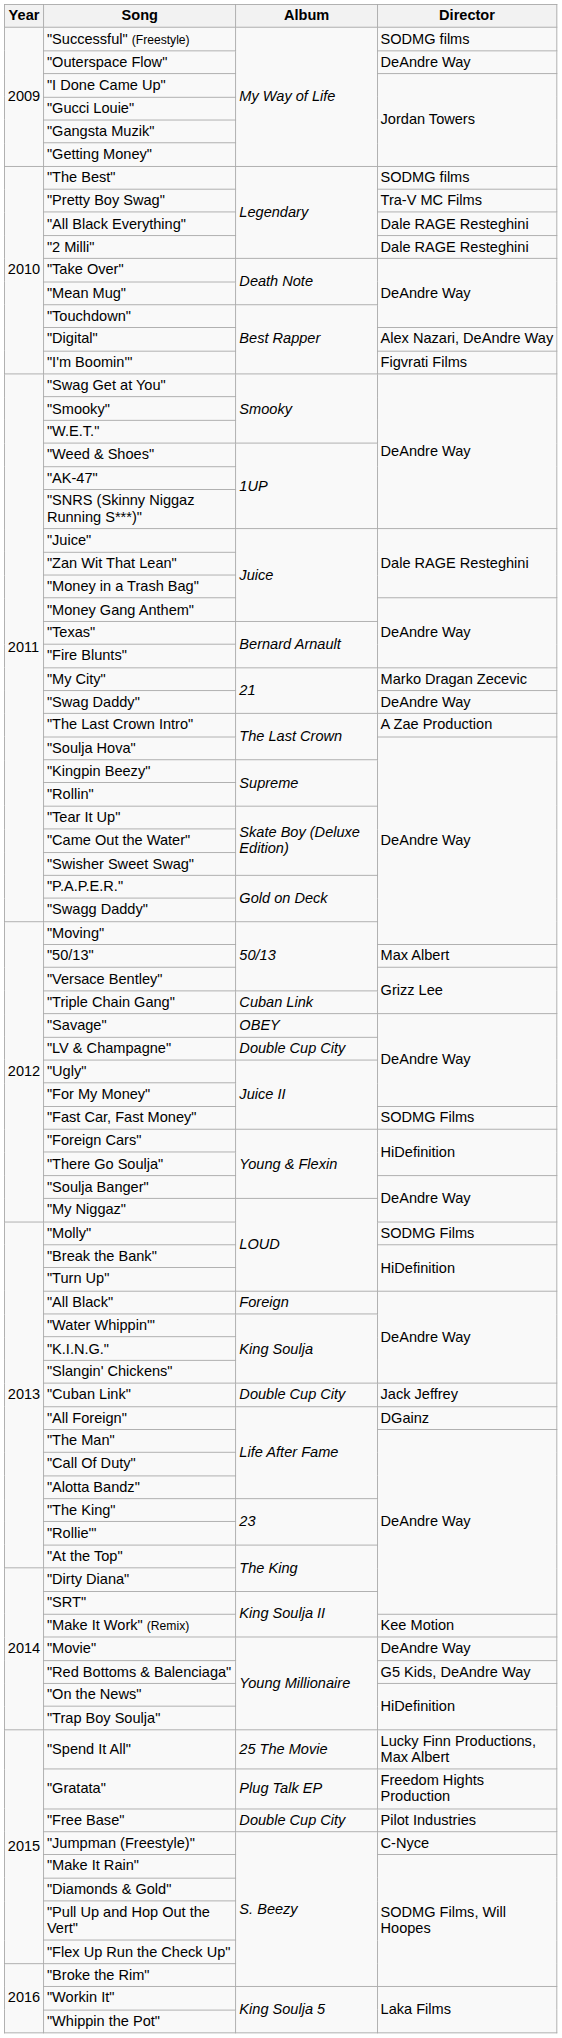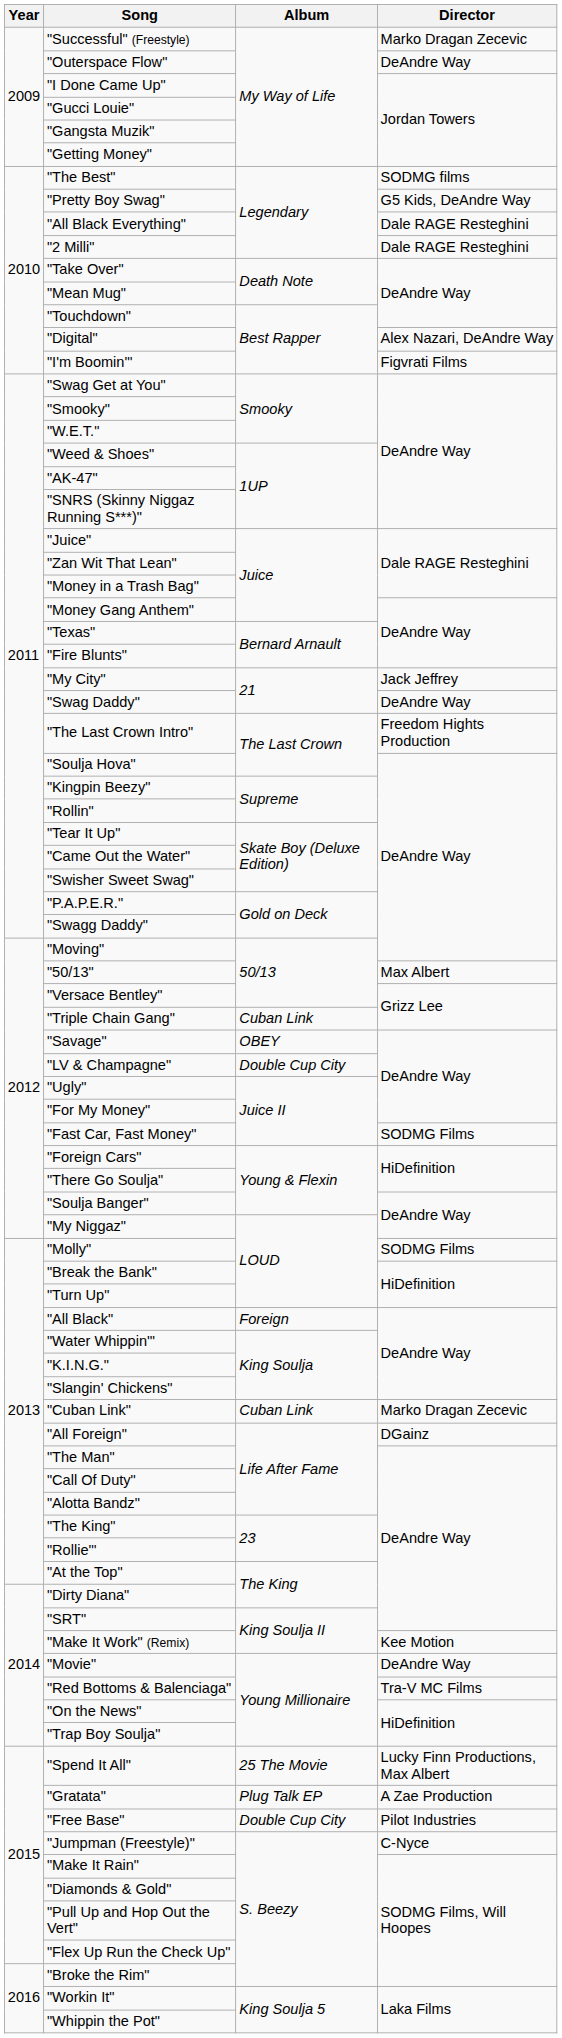(425, 39) SODMG films -> (454, 39) Marko Dragan Zecevic
(431, 200) Tra-V MC Films -> (456, 200) G5 Kids, DeAndre Way
(454, 678) Marko Dragan Zecevic -> (419, 678) Jack Jeffrey
(436, 725) A Zae Production -> (432, 733) Freedom Hights Production
(292, 1394) Double Cup City -> (276, 1411) Cuban Link
(419, 1394) Jack Jeffrey -> (454, 1411) Marko Dragan Zecevic
(456, 1671) G5 Kids, DeAndre Way -> (431, 1688) Tra-V MC Films
(432, 1788) Freedom Hights Production -> (436, 1797) A Zae Production
